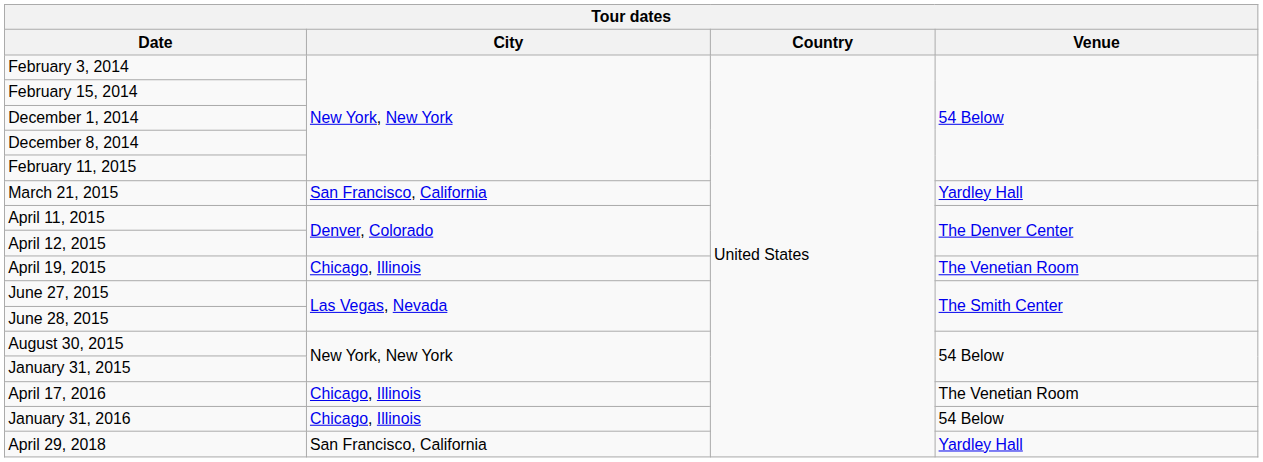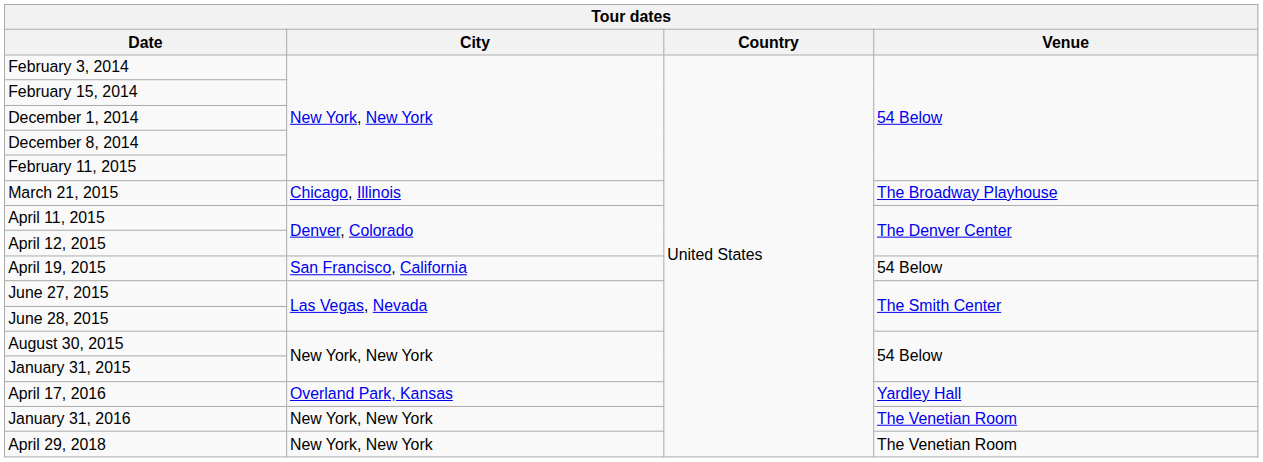(398, 192) San Francisco, California -> (345, 192) Chicago, Illinois
(981, 192) Yardley Hall -> (967, 192) The Broadway Playhouse
(365, 268) Chicago, Illinois -> (378, 268) San Francisco, California
(1009, 268) The Venetian Room -> (910, 268) 54 Below
(365, 393) Chicago, Illinois -> (371, 393) Overland Park, Kansas
(1009, 393) The Venetian Room -> (919, 393) Yardley Hall
(365, 419) Chicago, Illinois -> (361, 419) New York, New York
(971, 419) 54 Below -> (947, 419) The Venetian Room
(398, 444) San Francisco, California -> (361, 444) New York, New York
(981, 444) Yardley Hall -> (947, 444) The Venetian Room
